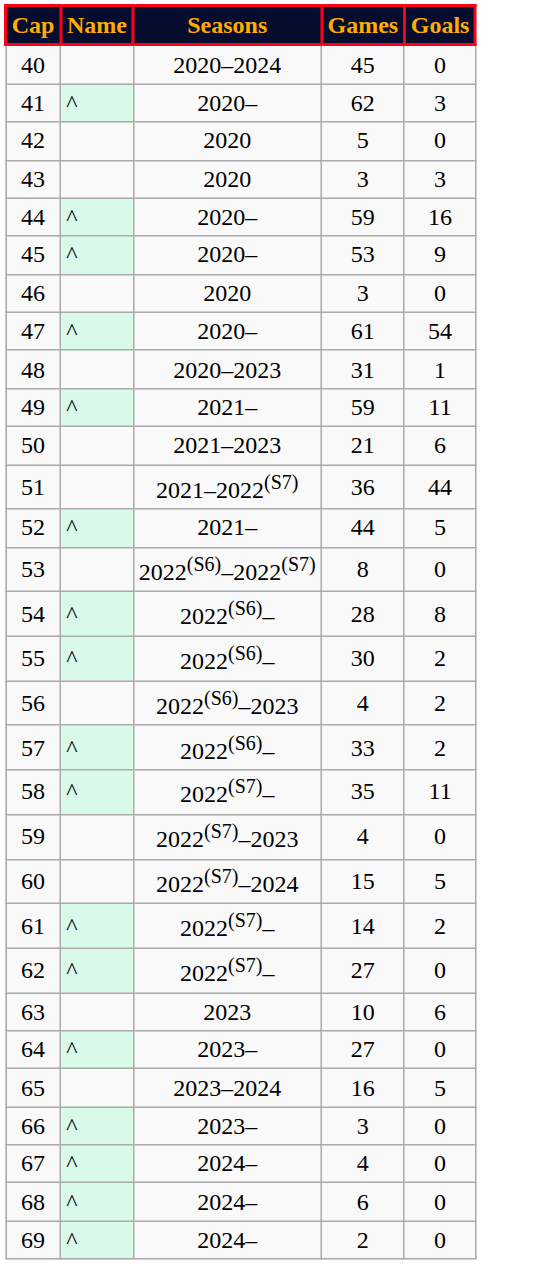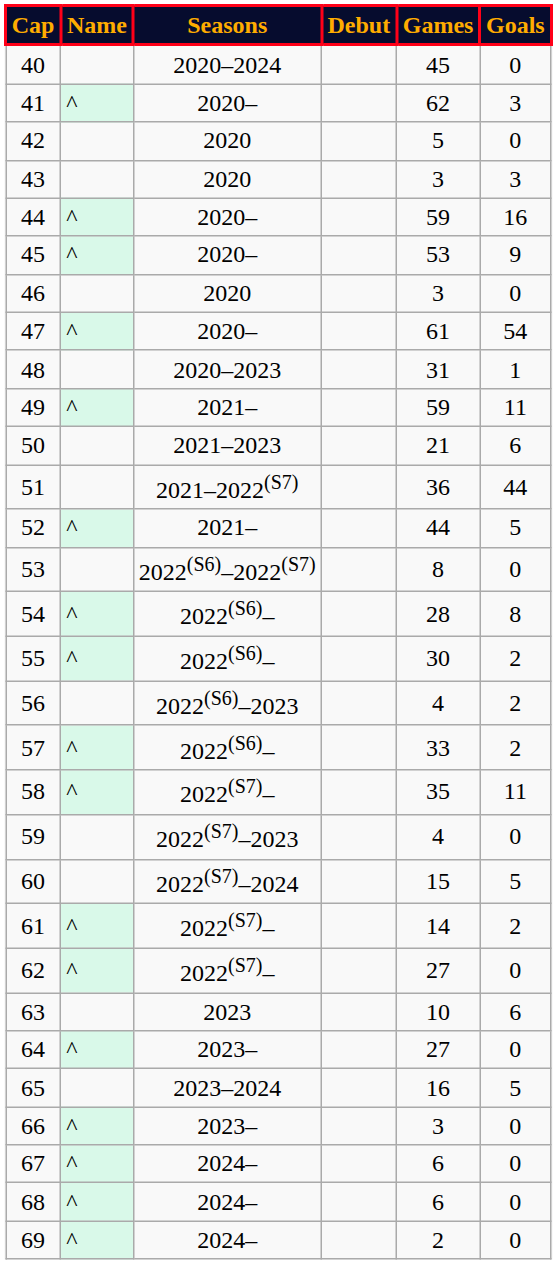+ column: (359, 25)
(363, 1163) 4 -> (438, 1163) 6
